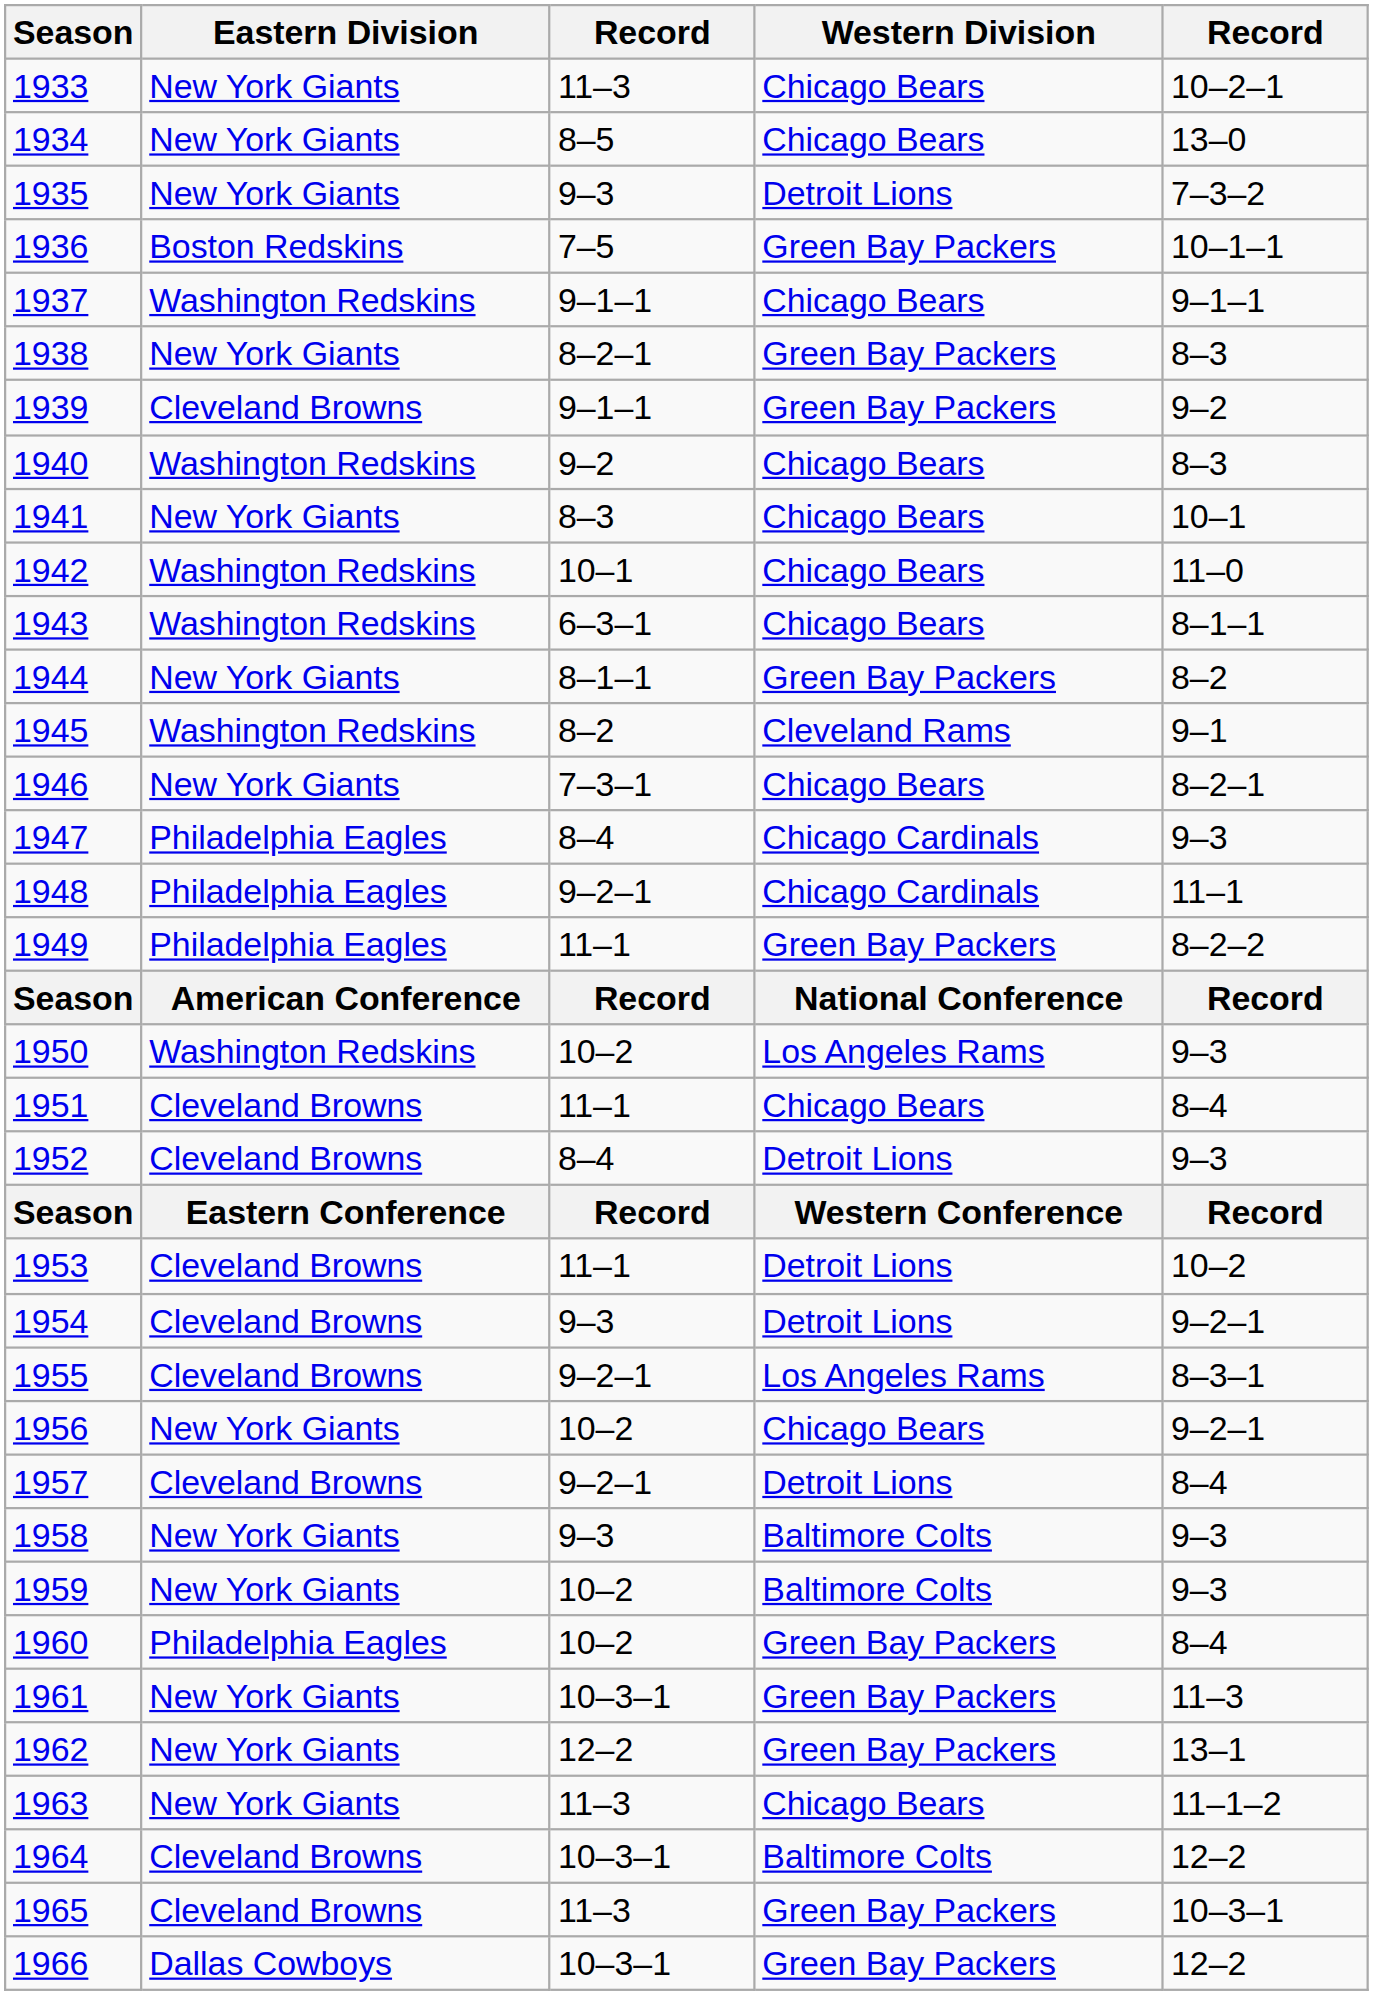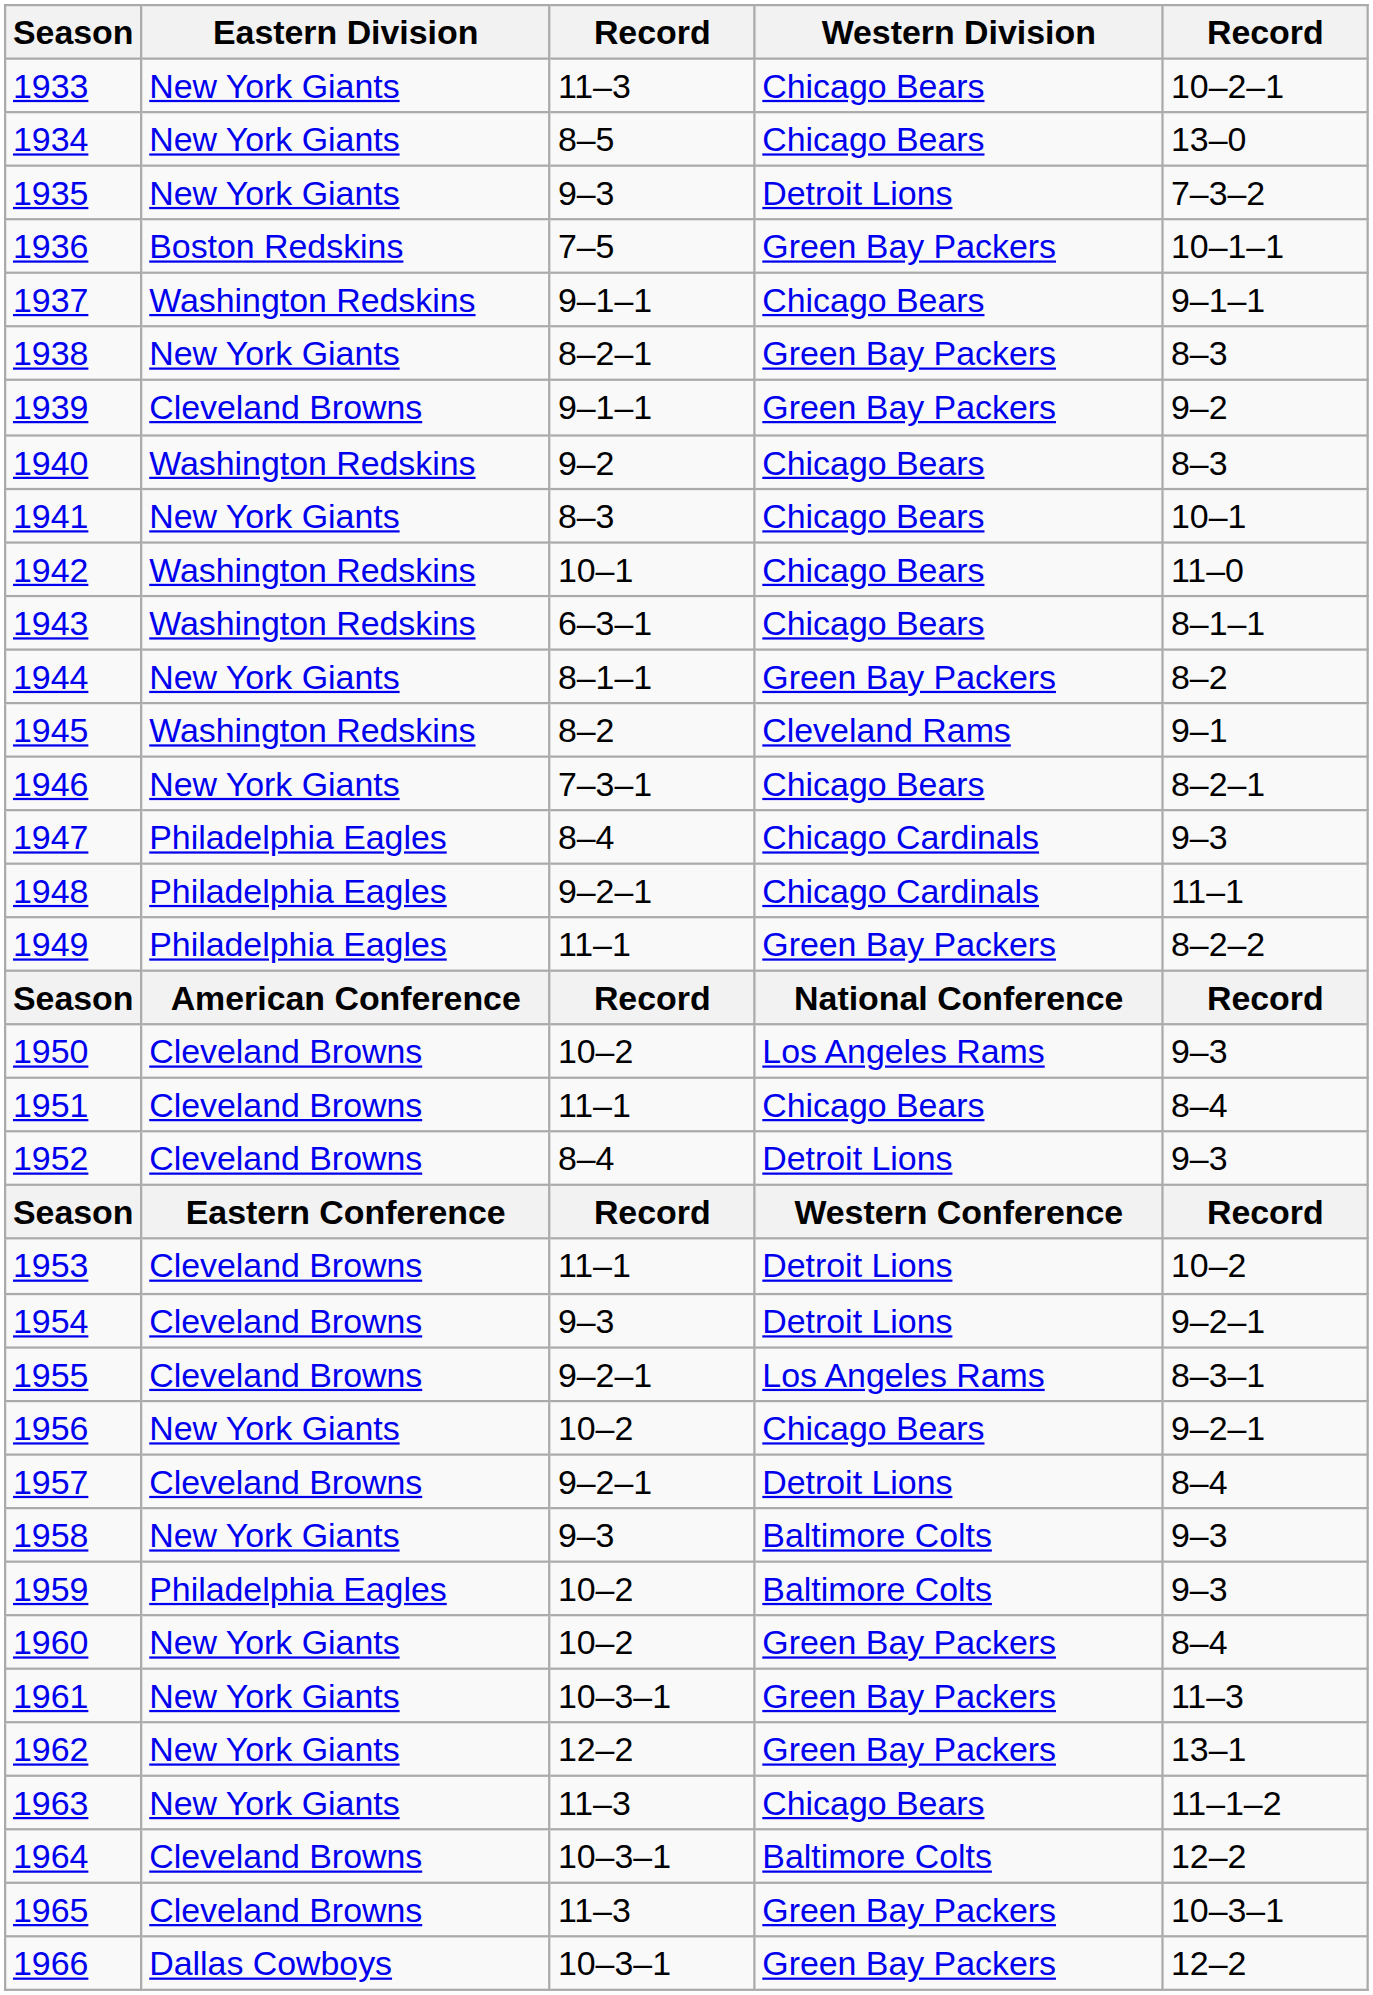(312, 1052) Washington Redskins -> (286, 1052) Cleveland Browns
(274, 1588) New York Giants -> (298, 1588) Philadelphia Eagles
(298, 1642) Philadelphia Eagles -> (274, 1642) New York Giants
